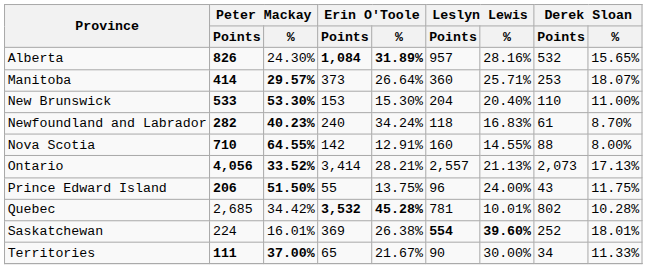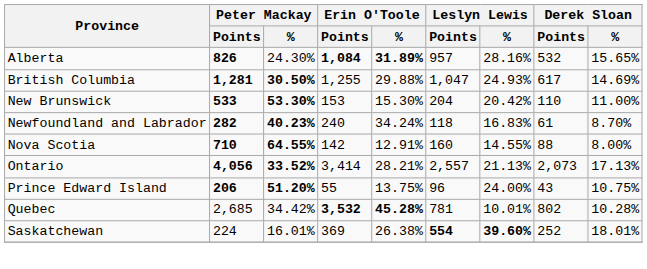+ row: (71, 80)
- row: (40, 80)
(507, 102) 20.40% -> (507, 102) 20.42%
(291, 188) 51.50% -> (291, 188) 51.20%
(615, 188) 11.75% -> (615, 188) 10.75%
- row: (51, 253)
